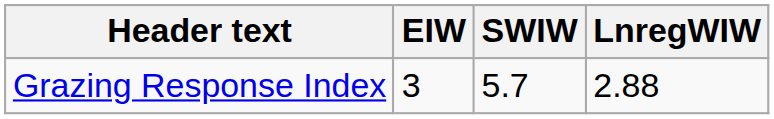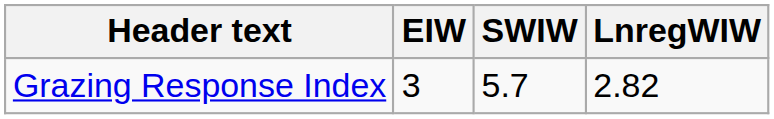(626, 85) 2.88 -> (626, 85) 2.82
